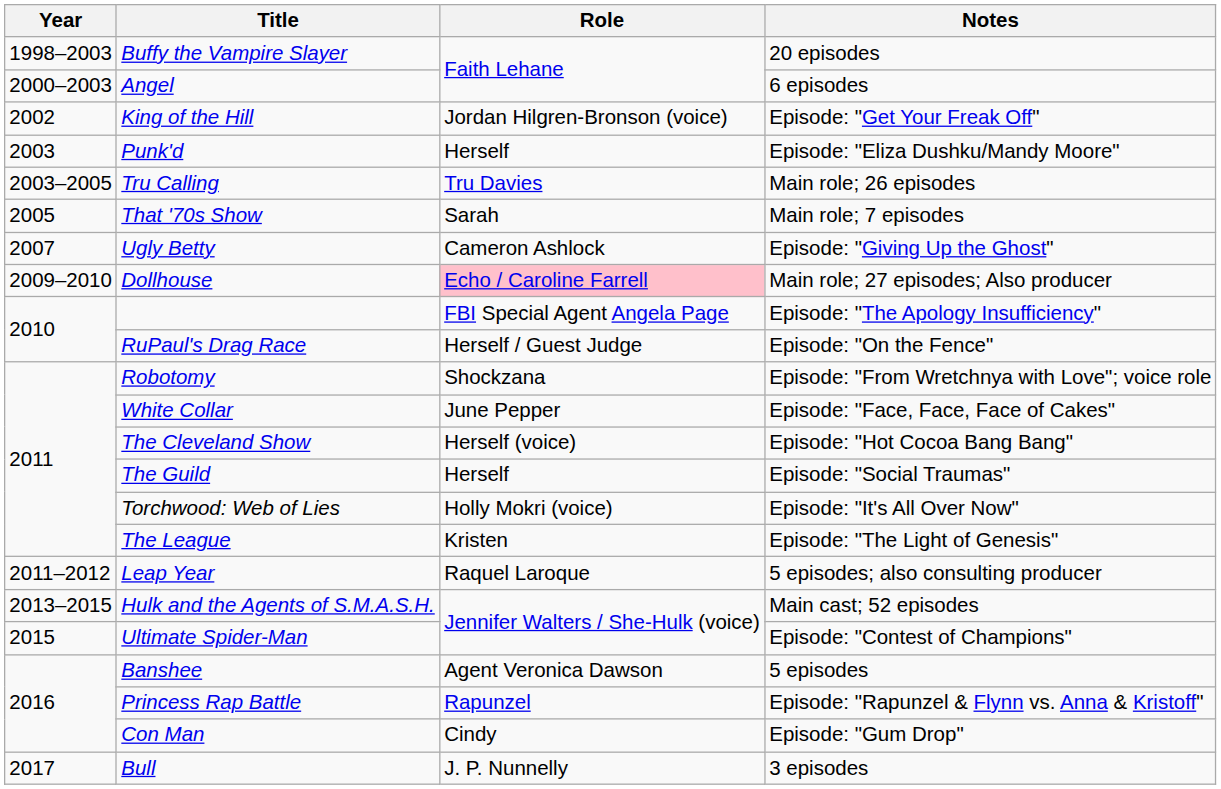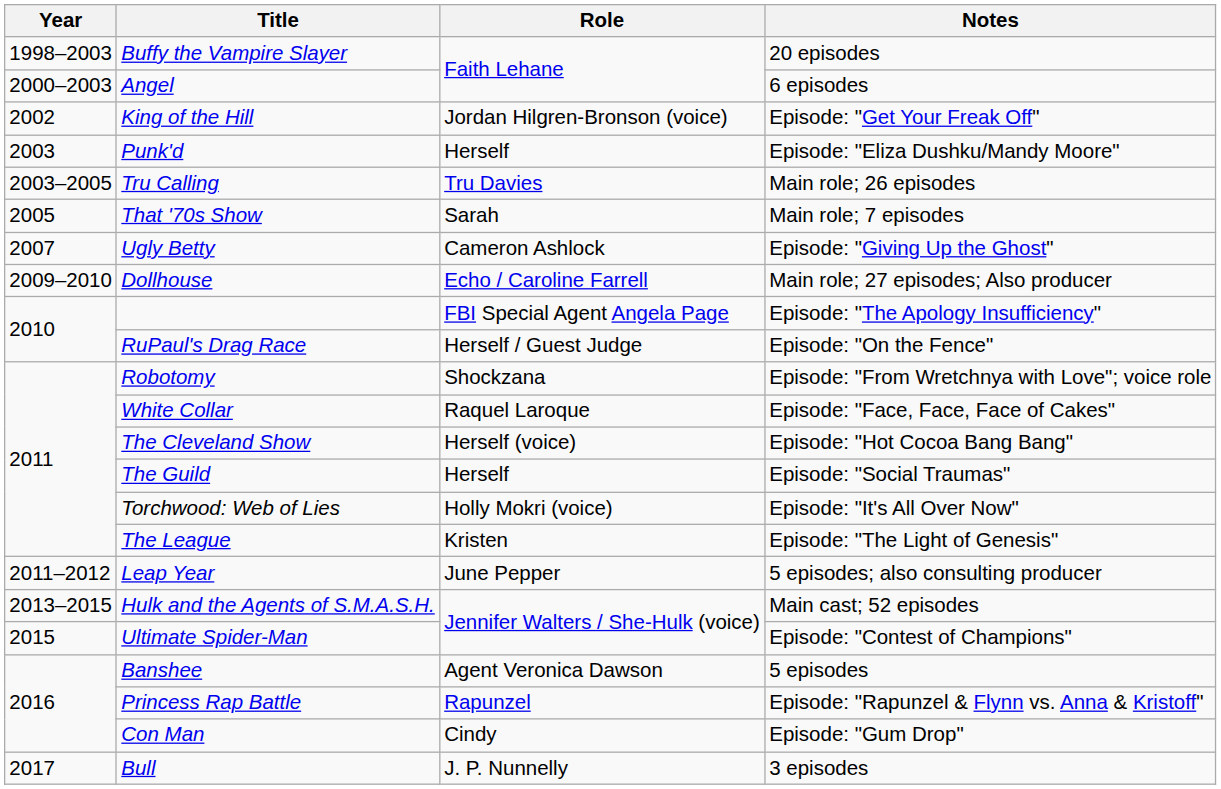(546, 280) pink background -> (546, 280) no background
(502, 410) June Pepper -> (517, 410) Raquel Laroque
(517, 572) Raquel Laroque -> (502, 572) June Pepper
